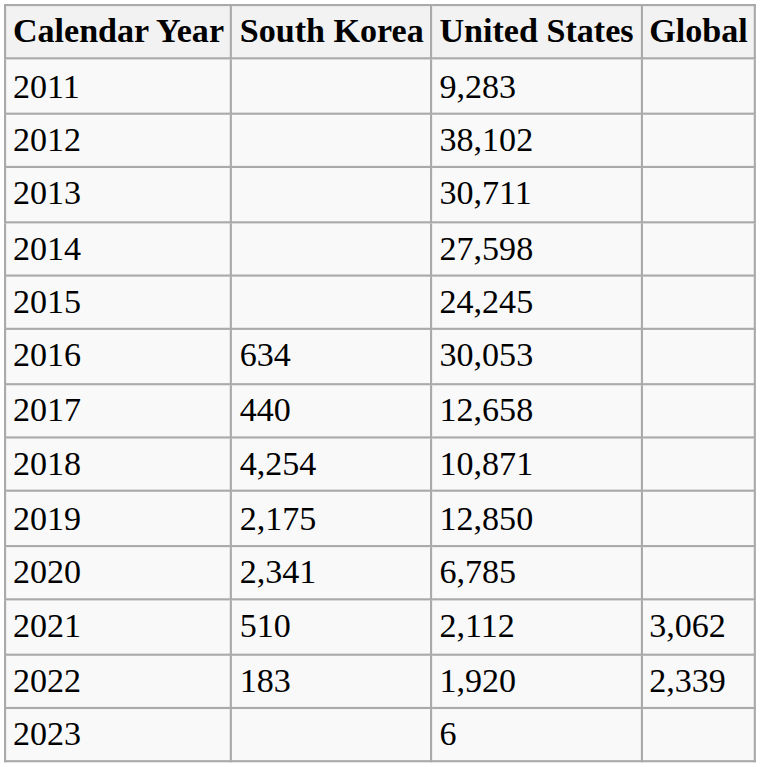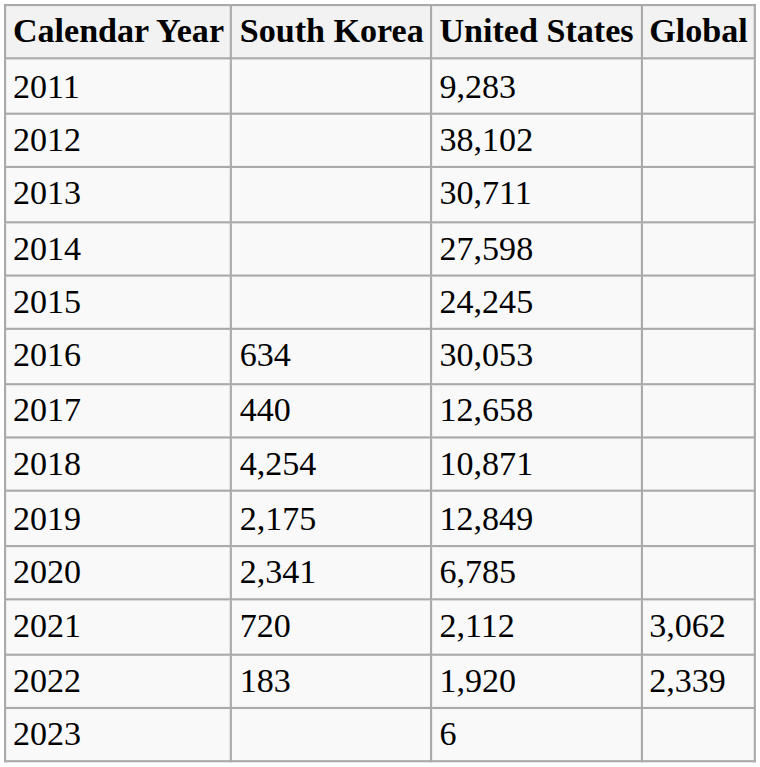(486, 517) 12,850 -> (486, 517) 12,849
(265, 626) 510 -> (265, 626) 720
